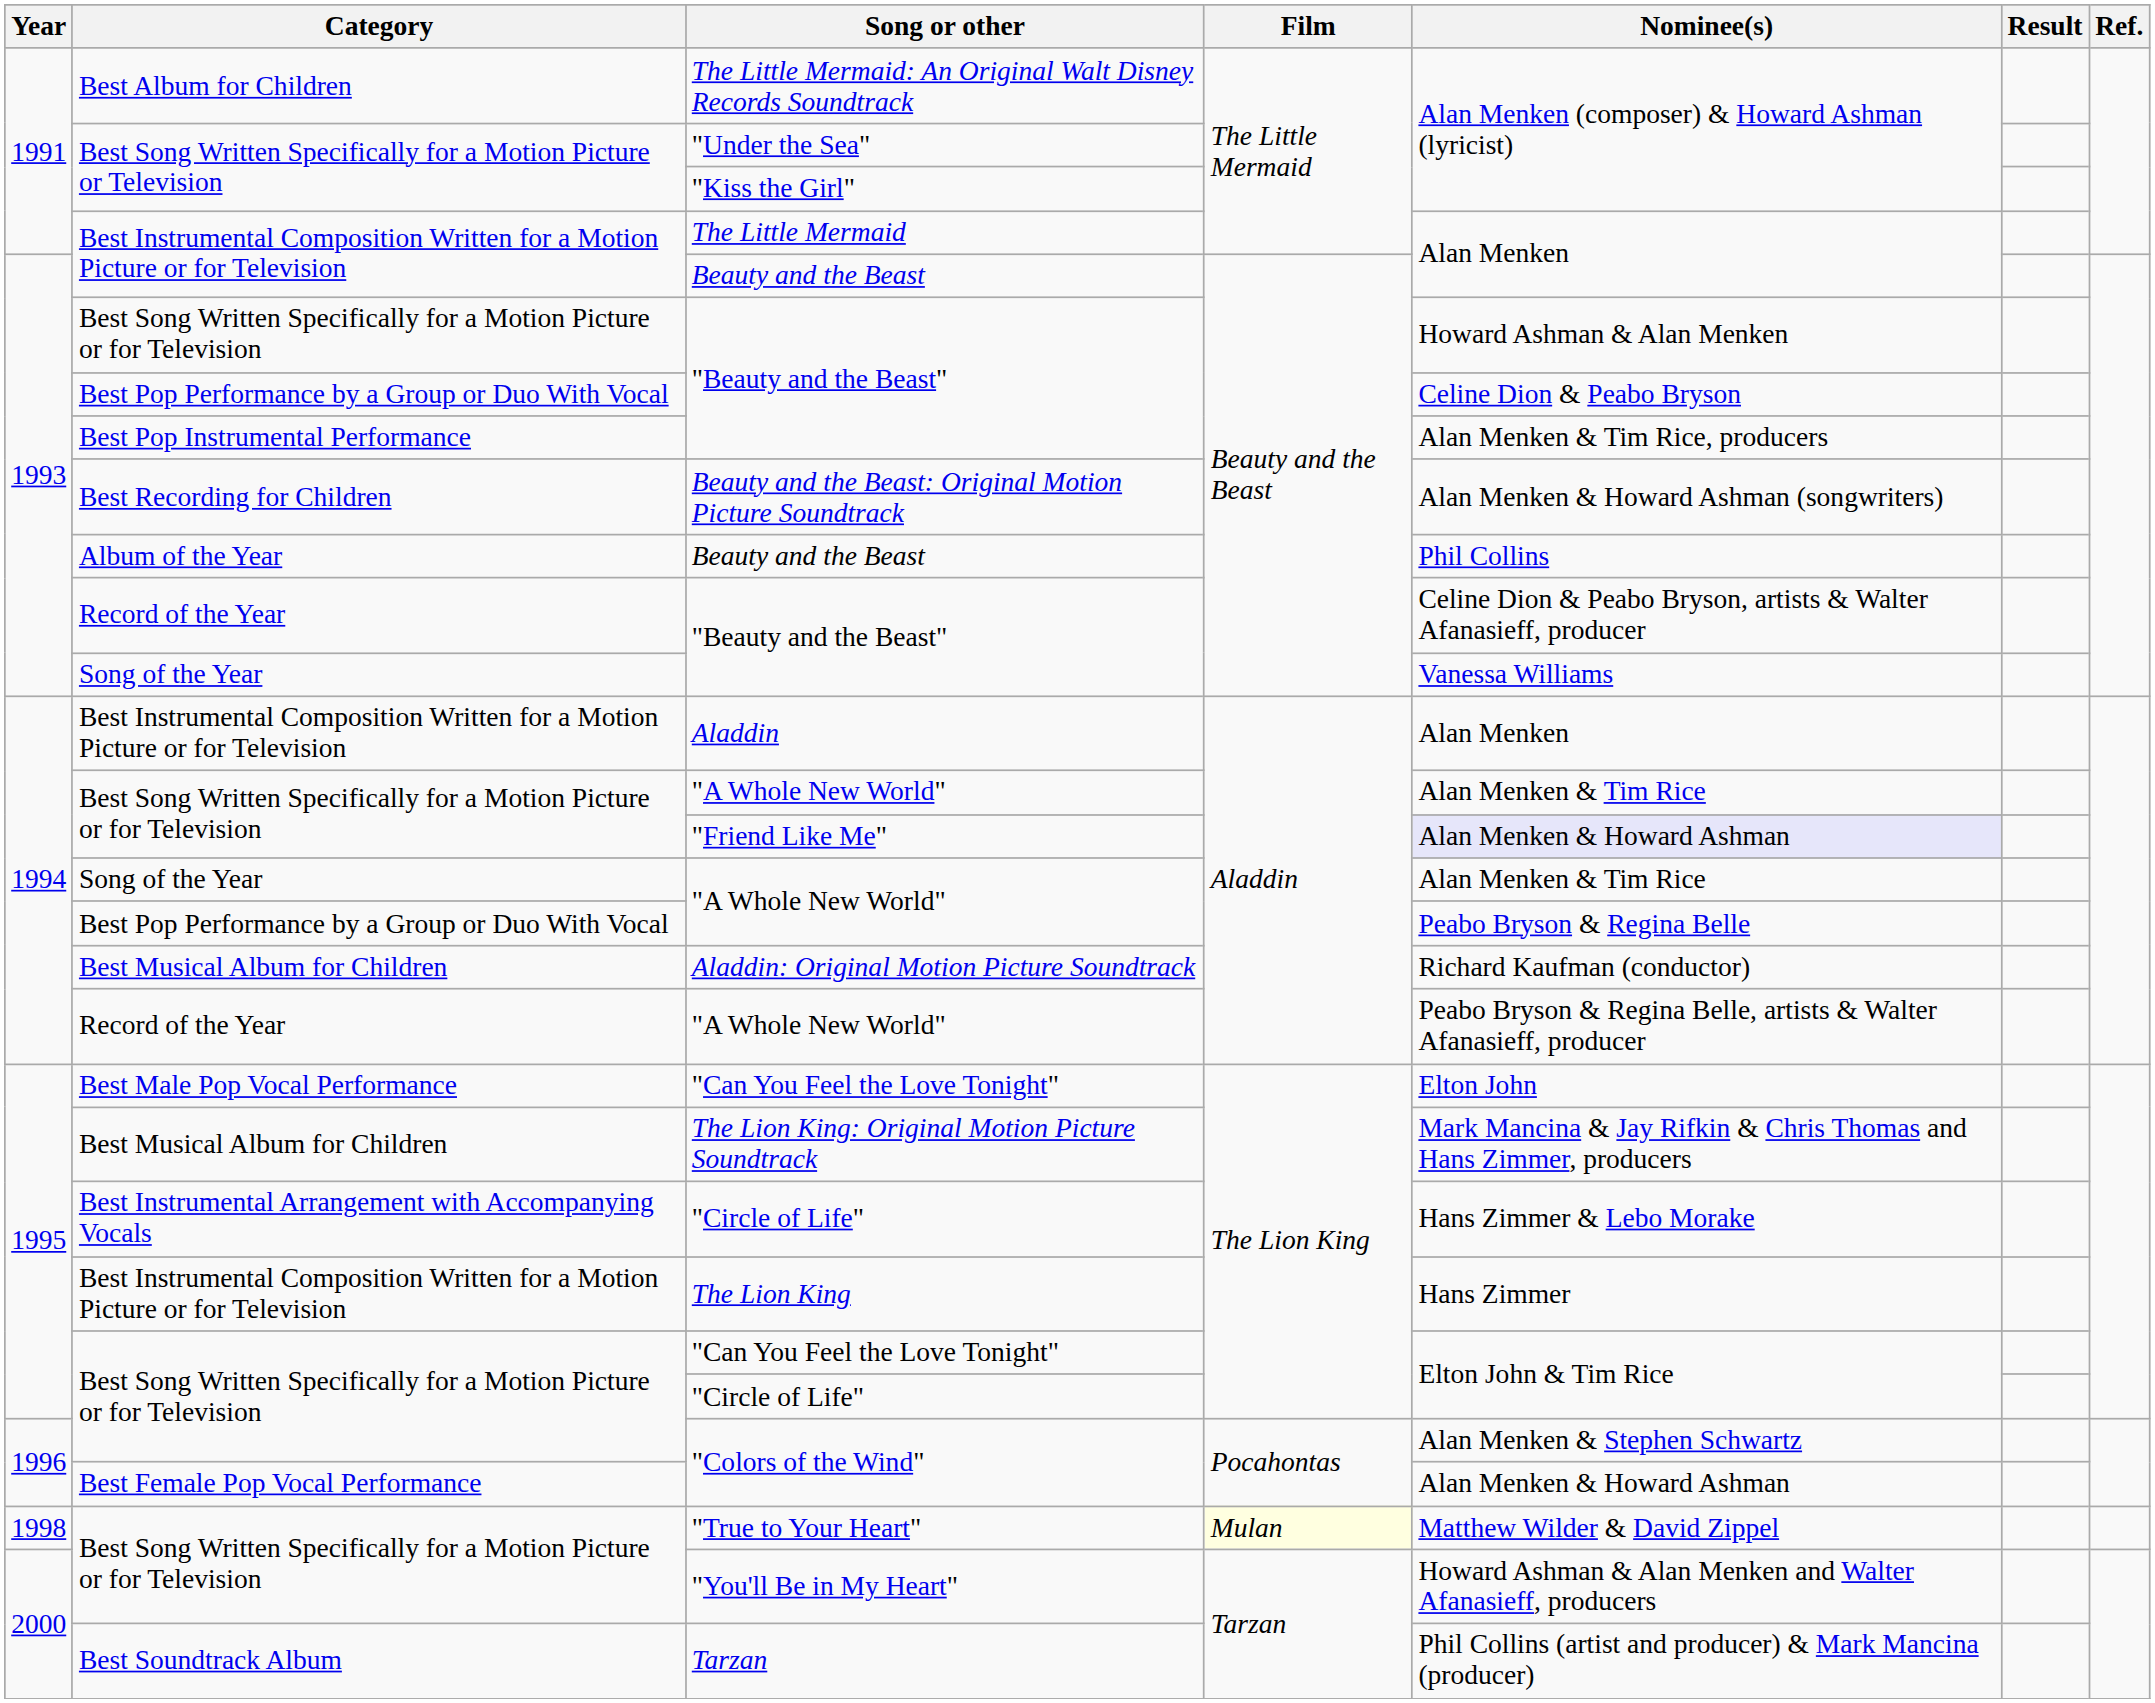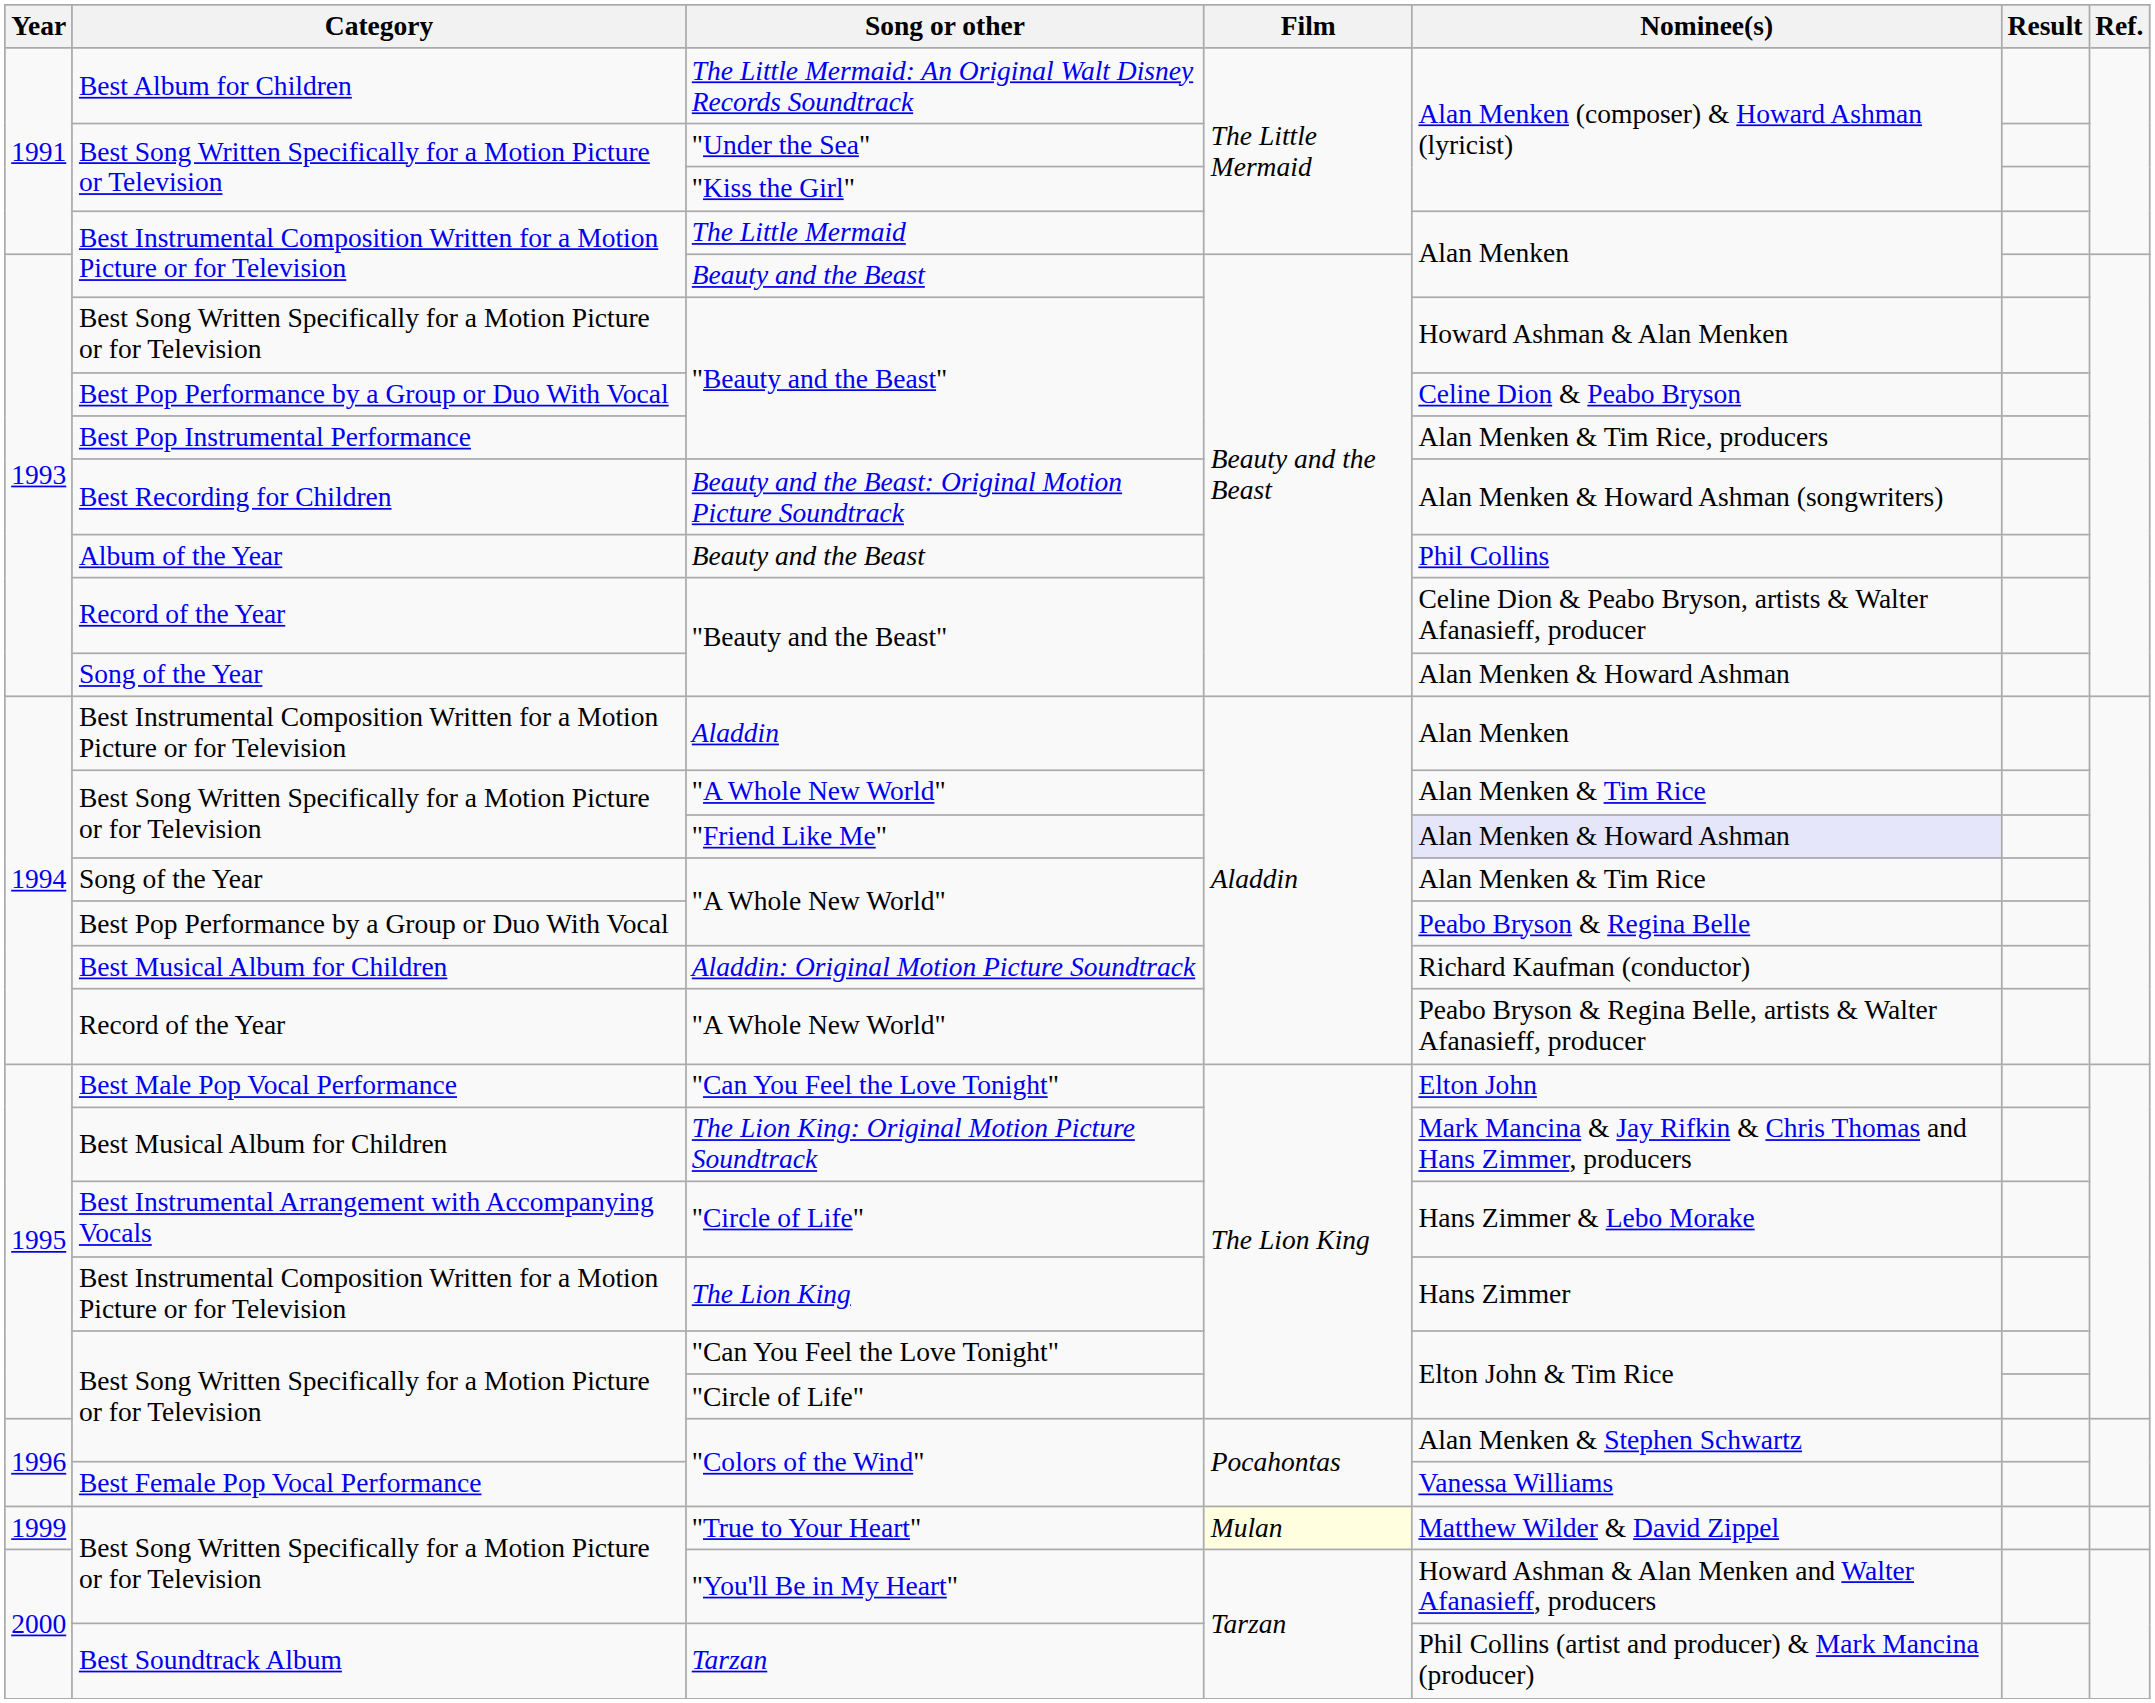(1516, 673) Vanessa Williams -> (1604, 673) Alan Menken & Howard Ashman
(1604, 1483) Alan Menken & Howard Ashman -> (1516, 1483) Vanessa Williams
(39, 1527) 1998 -> (39, 1527) 1999
